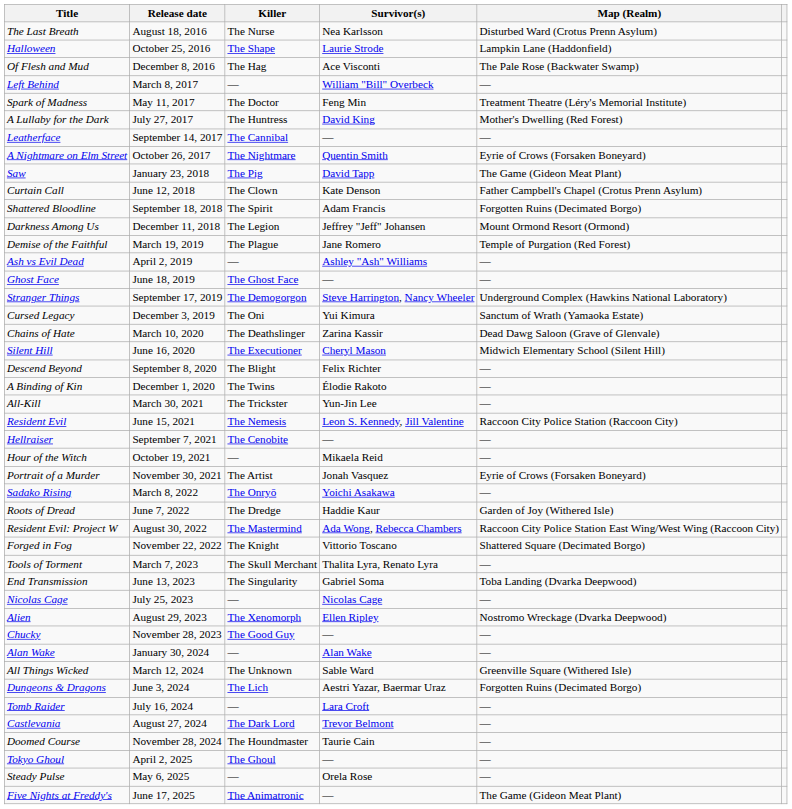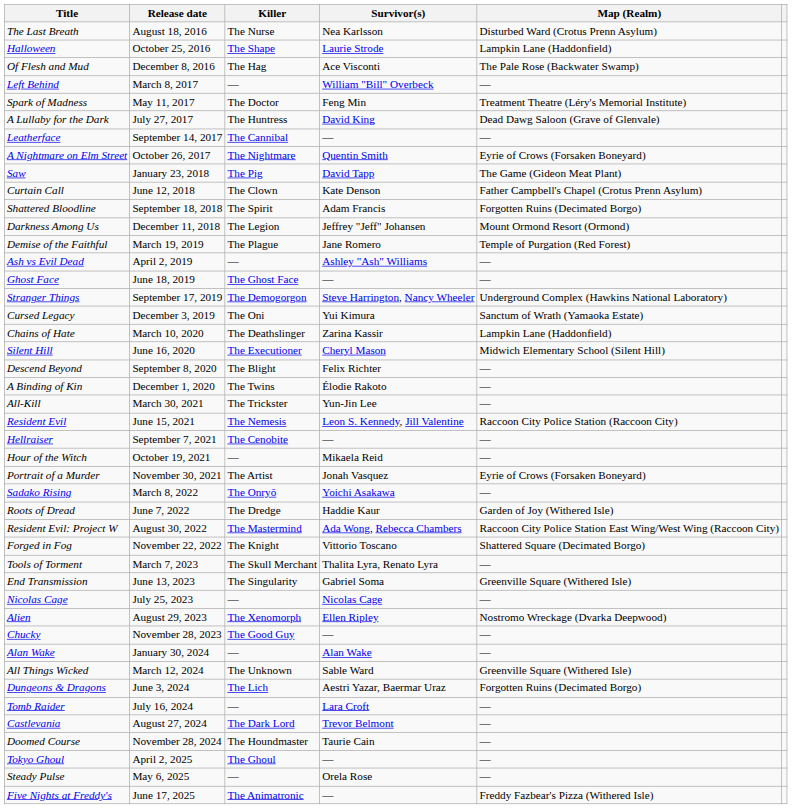(551, 119) Mother's Dwelling (Red Forest) -> (570, 119) Dead Dawg Saloon (Grave of Glenvale)
(570, 333) Dead Dawg Saloon (Grave of Glenvale) -> (545, 333) Lampkin Lane (Haddonfield)
(558, 581) Toba Landing (Dvarka Deepwood) -> (555, 581) Greenville Square (Withered Isle)
(550, 794) The Game (Gideon Meat Plant) -> (566, 794) Freddy Fazbear's Pizza (Withered Isle)
